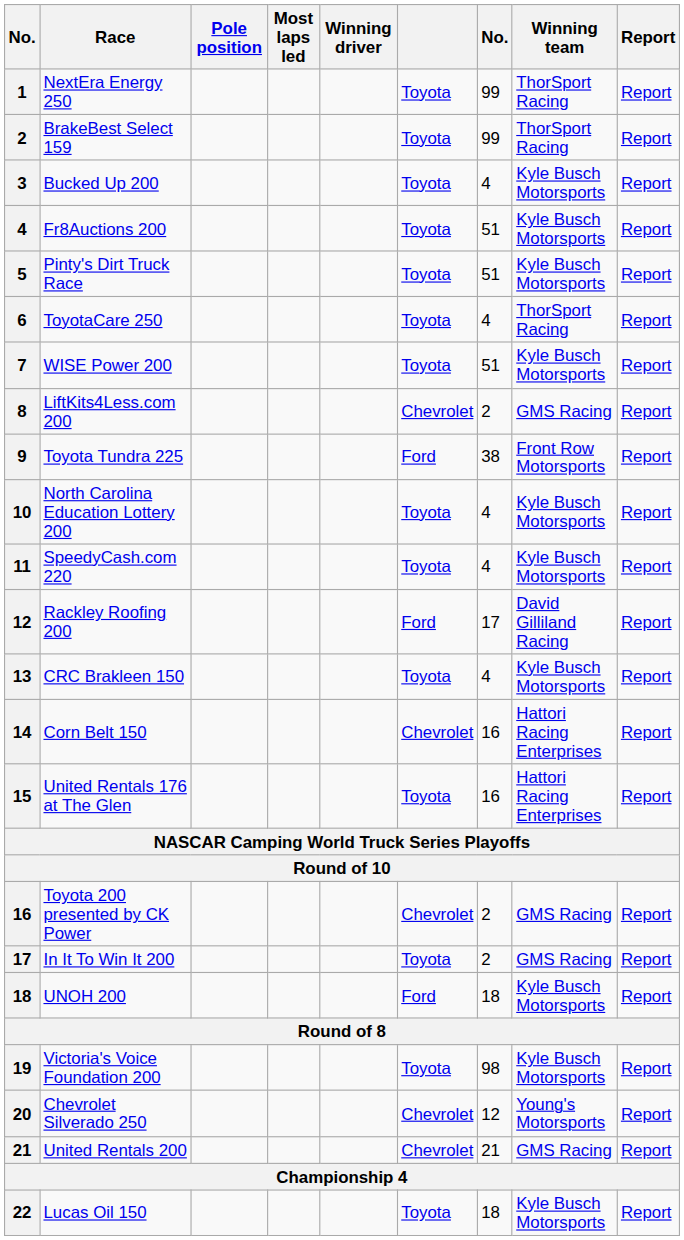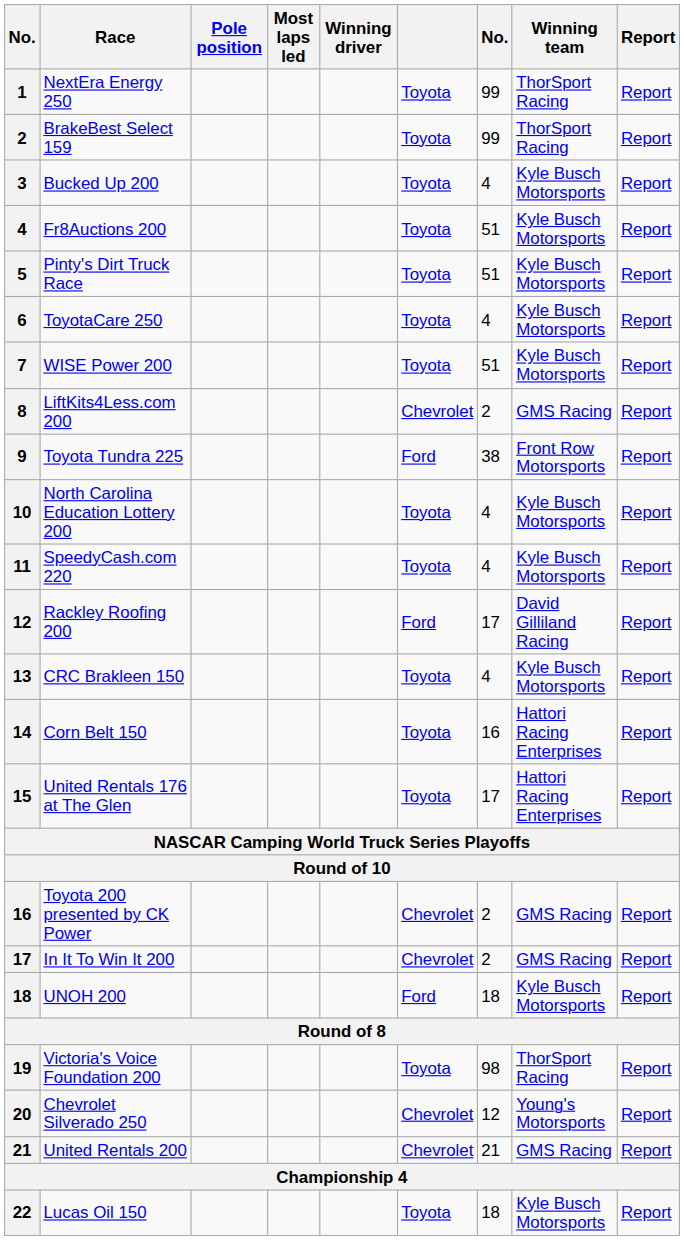(554, 320) ThorSport Racing -> (561, 320) Kyle Busch Motorsports
(437, 732) Chevrolet -> (426, 732) Toyota
(491, 796) 16 -> (491, 796) 17
(426, 960) Toyota -> (437, 960) Chevrolet
(561, 1068) Kyle Busch Motorsports -> (554, 1068) ThorSport Racing
